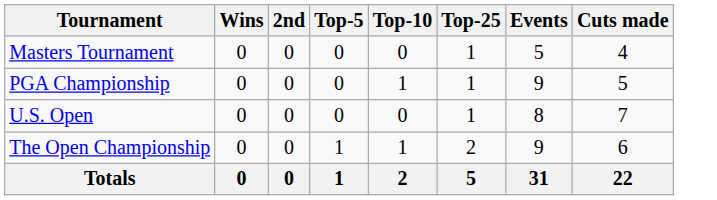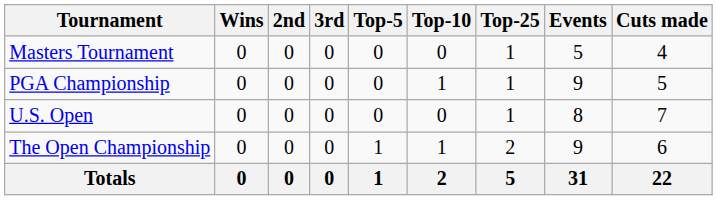+ column: (329, 20)
